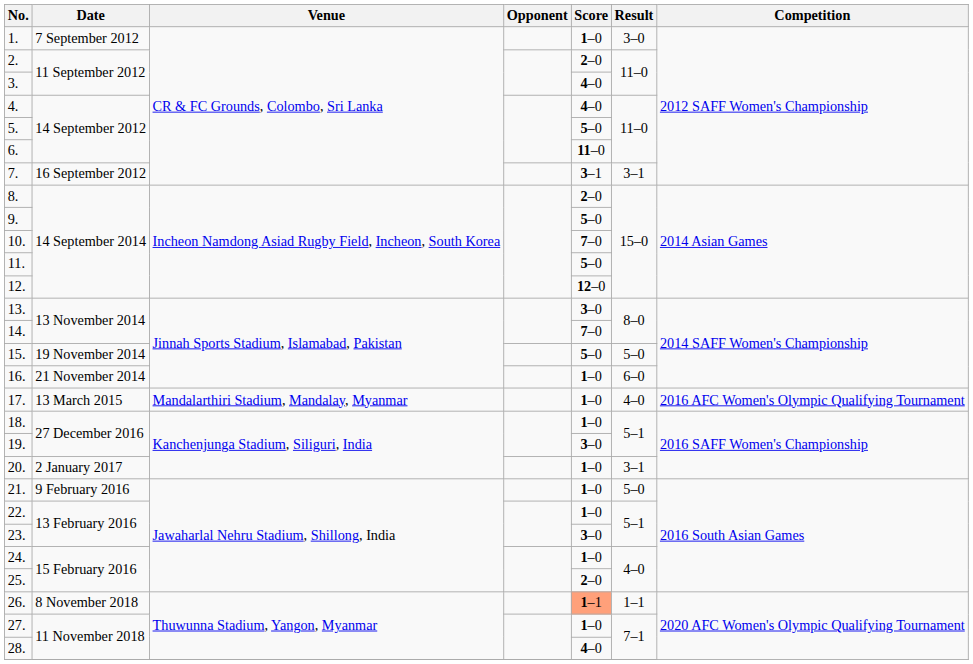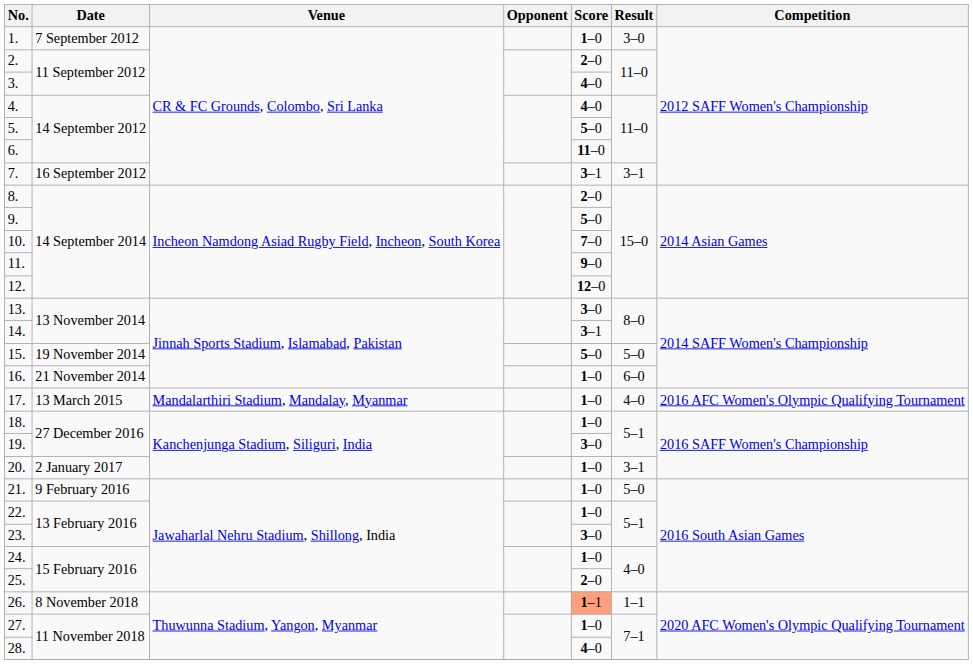(591, 264) 5–0 -> (591, 264) 9–0
(591, 331) 7–0 -> (591, 331) 3–1
